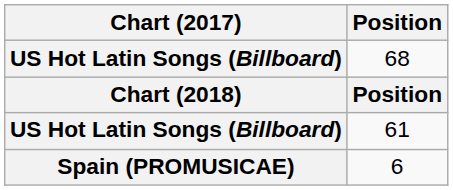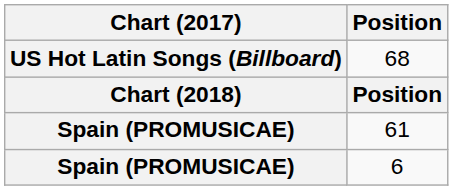(176, 130) US Hot Latin Songs (Billboard) -> (176, 130) Spain (PROMUSICAE)
